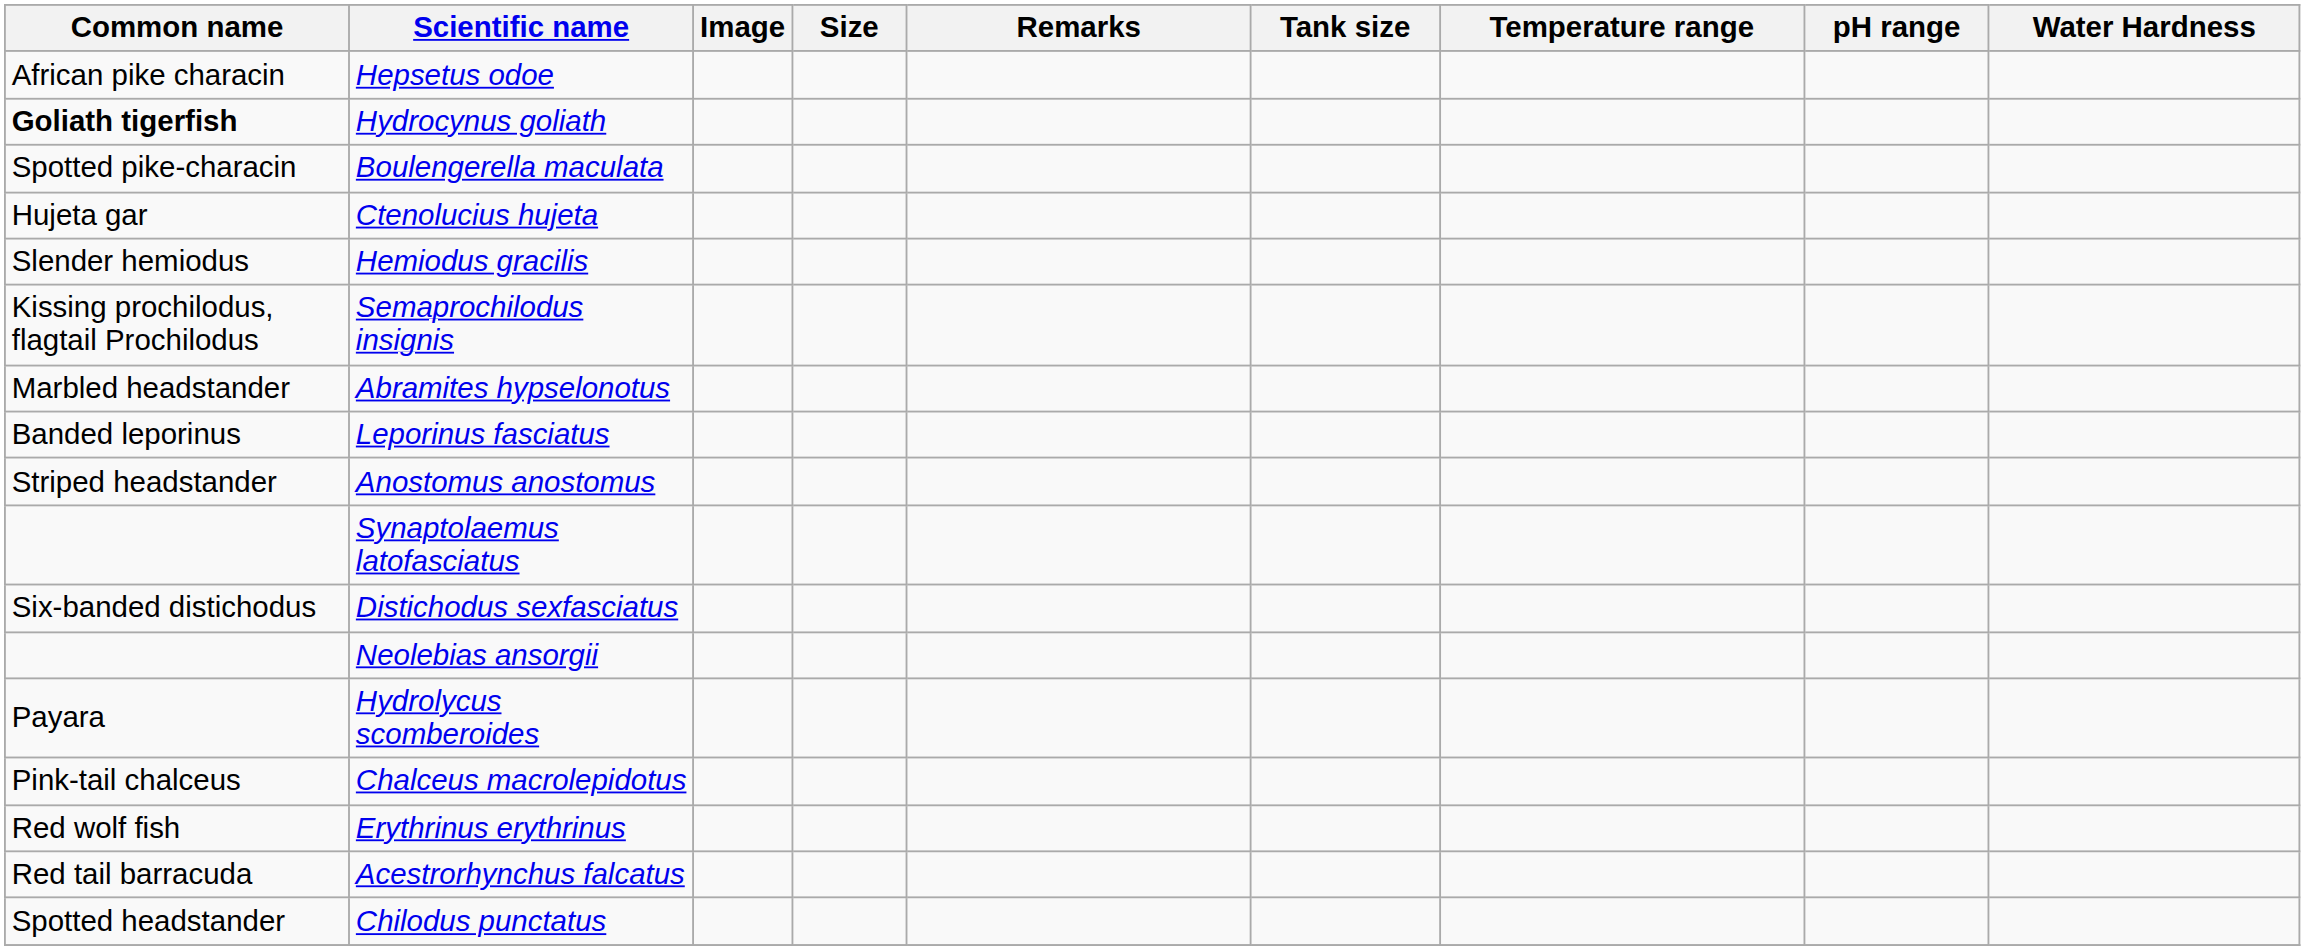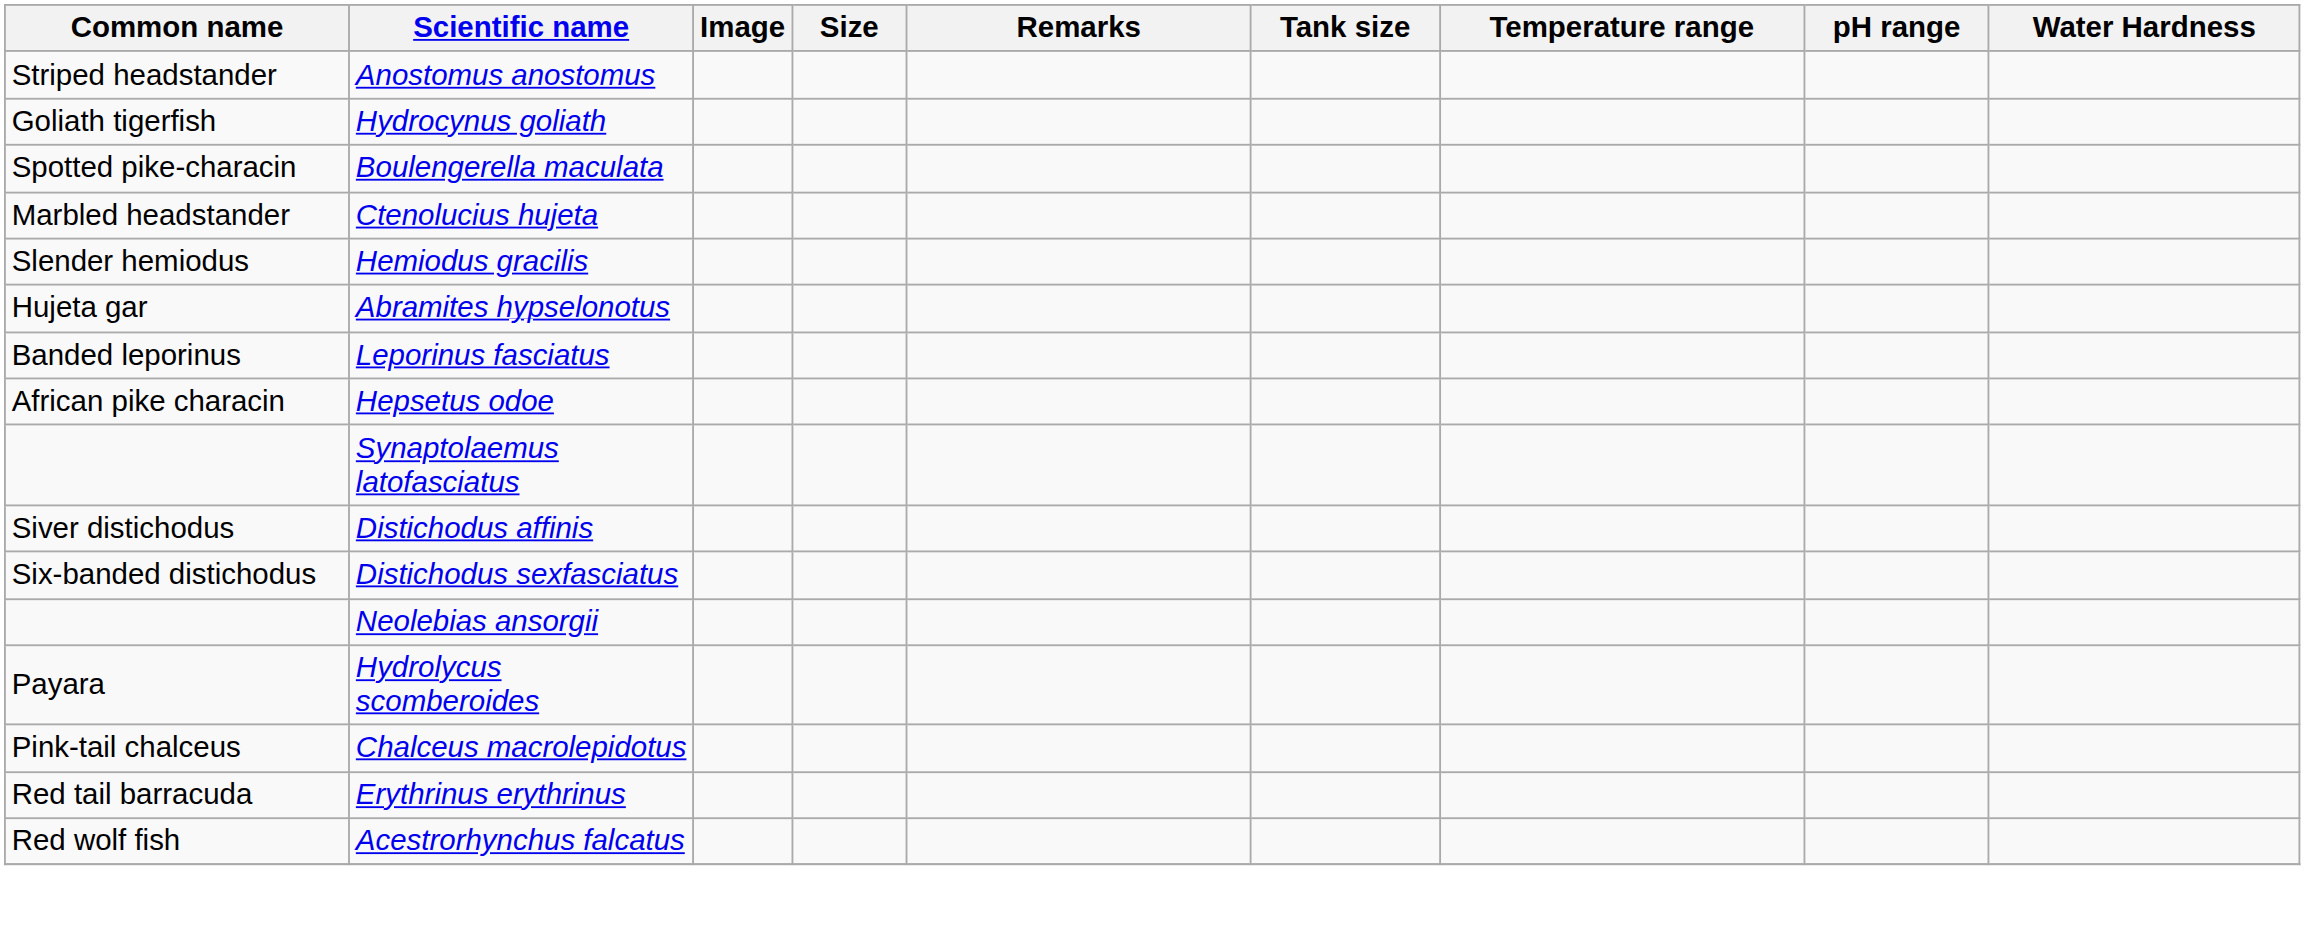rows swapped: (455, 74) <-> (506, 481)
(125, 121) bold -> (114, 121) normal
(80, 214) Hujeta gar -> (151, 214) Marbled headstander
- row: (470, 324)
(151, 387) Marbled headstander -> (80, 307) Hujeta gar
+ row: (475, 527)
(96, 827) Red wolf fish -> (132, 794) Red tail barracuda
(132, 874) Red tail barracuda -> (96, 841) Red wolf fish
- row: (481, 920)
